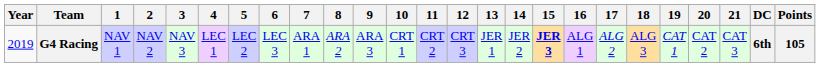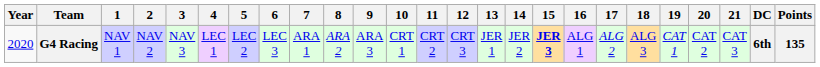(20, 43) 2019 -> (20, 43) 2020
(795, 43) 105 -> (795, 43) 135
